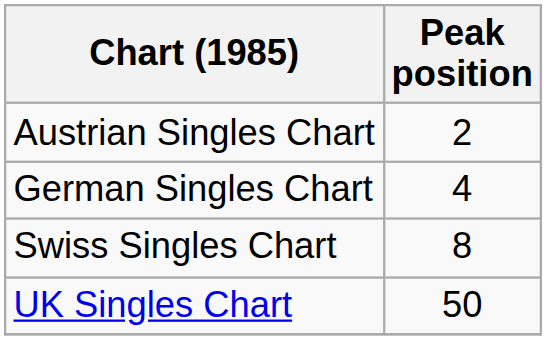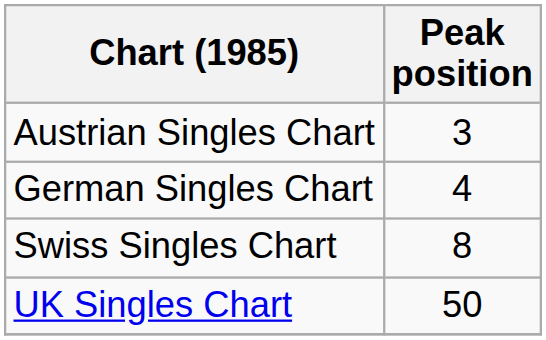(462, 131) 2 -> (462, 131) 3
